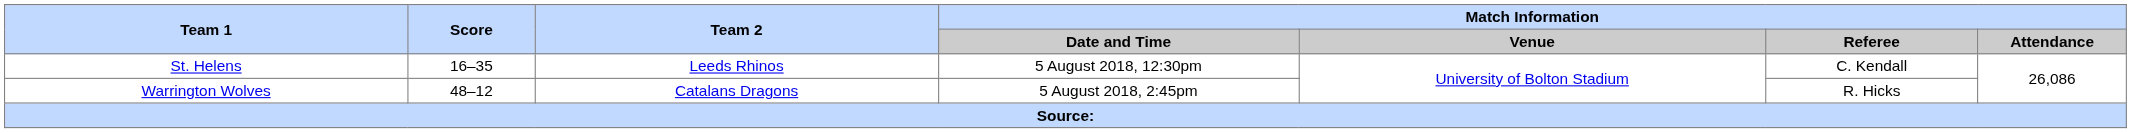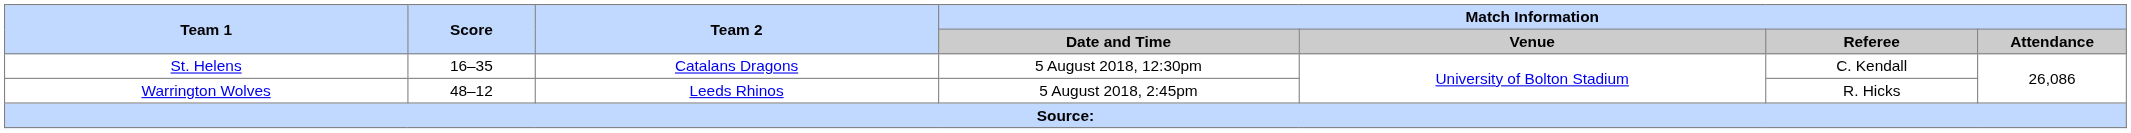(737, 66) Leeds Rhinos -> (737, 66) Catalans Dragons
(737, 91) Catalans Dragons -> (737, 91) Leeds Rhinos
